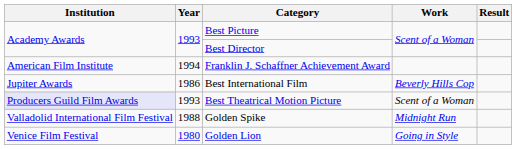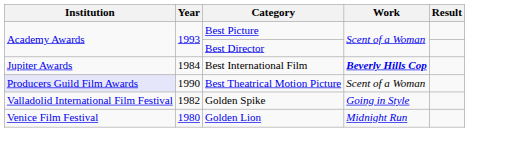- row: (297, 65)
(189, 83) 1986 -> (189, 65) 1984
(435, 83) normal -> (387, 65) bold
(189, 100) 1993 -> (189, 83) 1990
(189, 118) 1988 -> (189, 100) 1982
(426, 118) Midnight Run -> (378, 100) Going in Style
(427, 135) Going in Style -> (377, 118) Midnight Run
